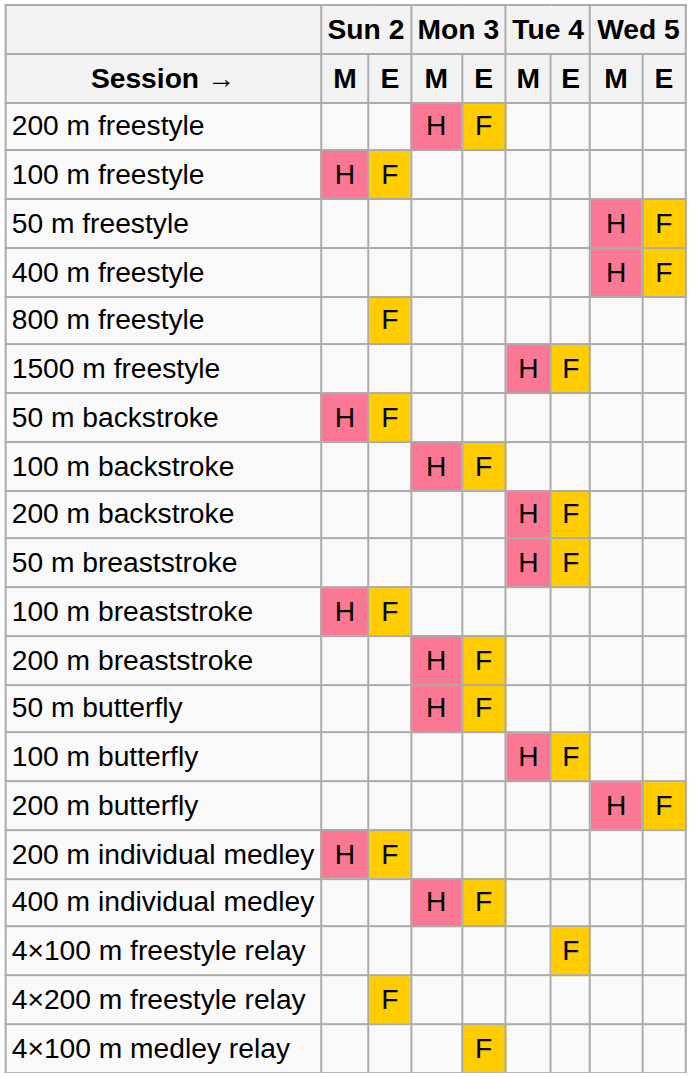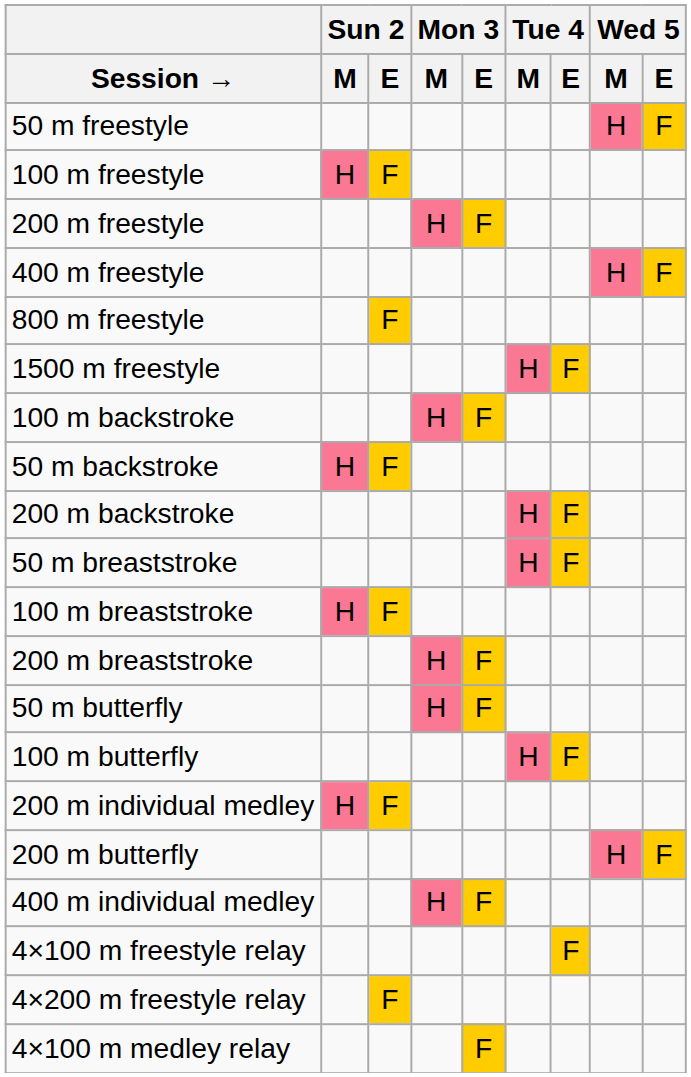rows swapped: (100, 223) <-> (108, 126)
rows swapped: (115, 417) <-> (123, 466)
rows swapped: (105, 805) <-> (163, 854)
